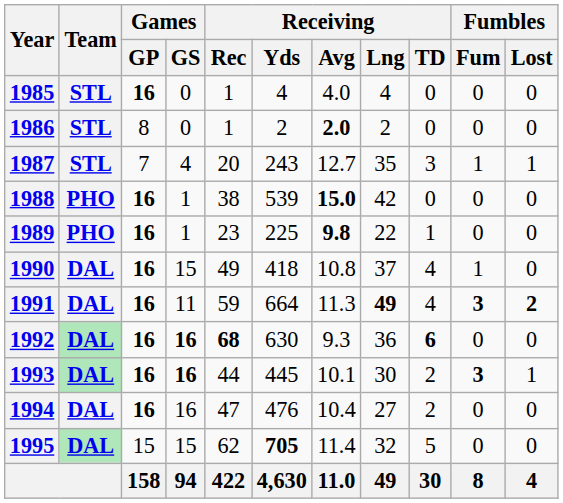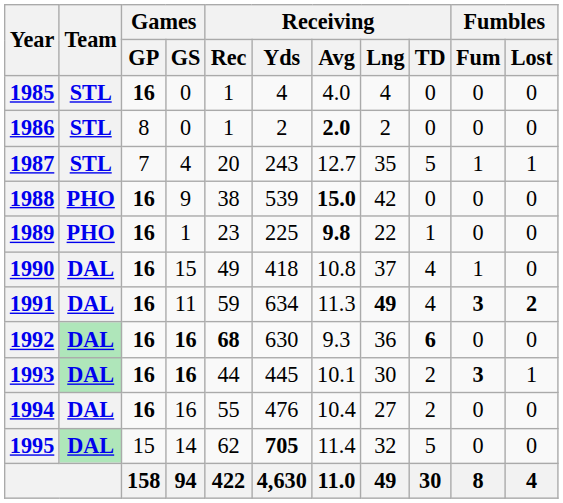(430, 163) 3 -> (430, 163) 5
(186, 198) 1 -> (186, 198) 9
(282, 304) 664 -> (282, 304) 634
(229, 410) 47 -> (229, 410) 55
(186, 445) 15 -> (186, 445) 14
